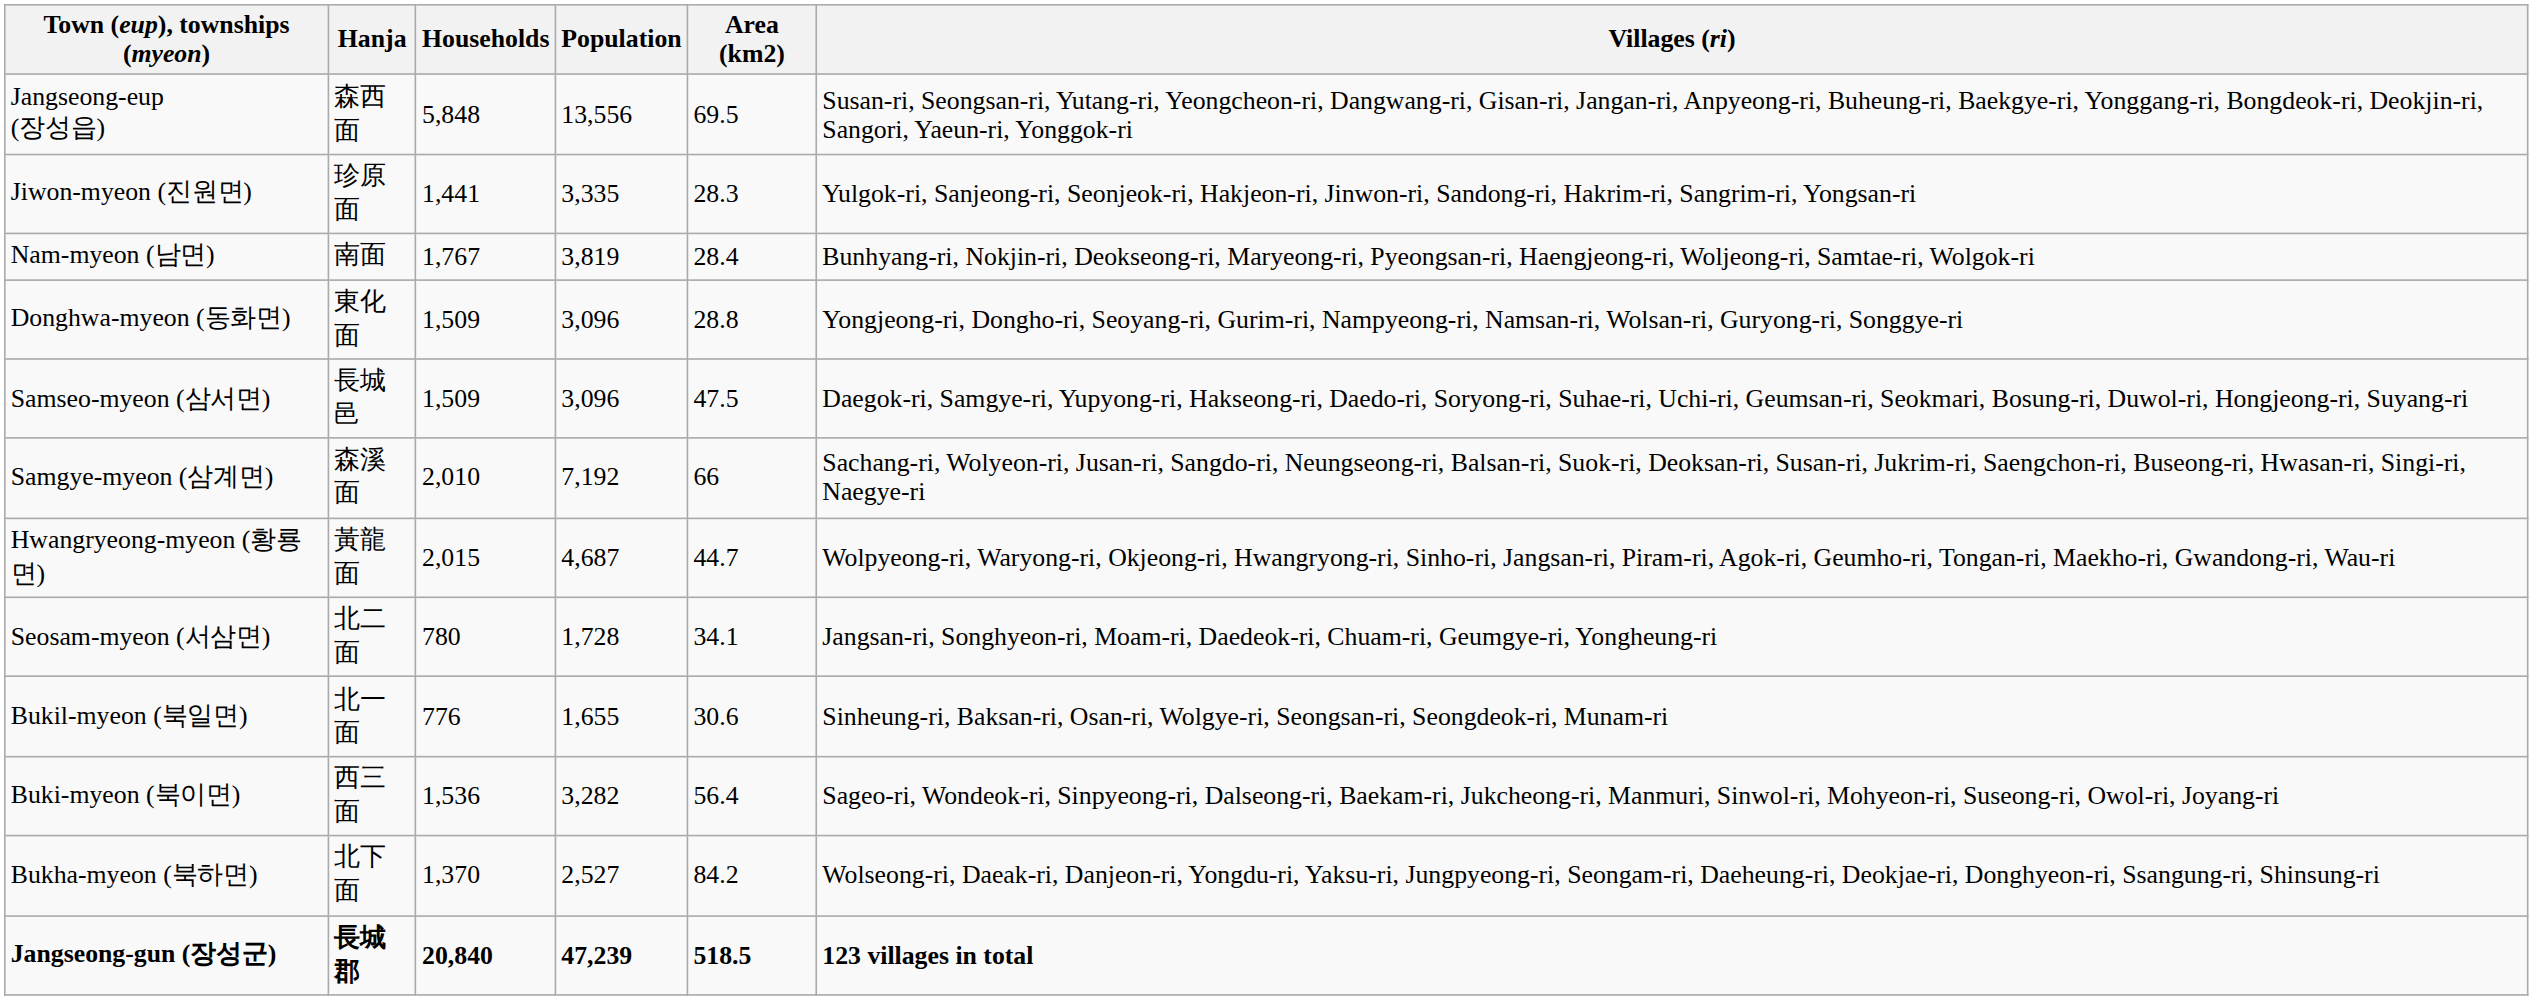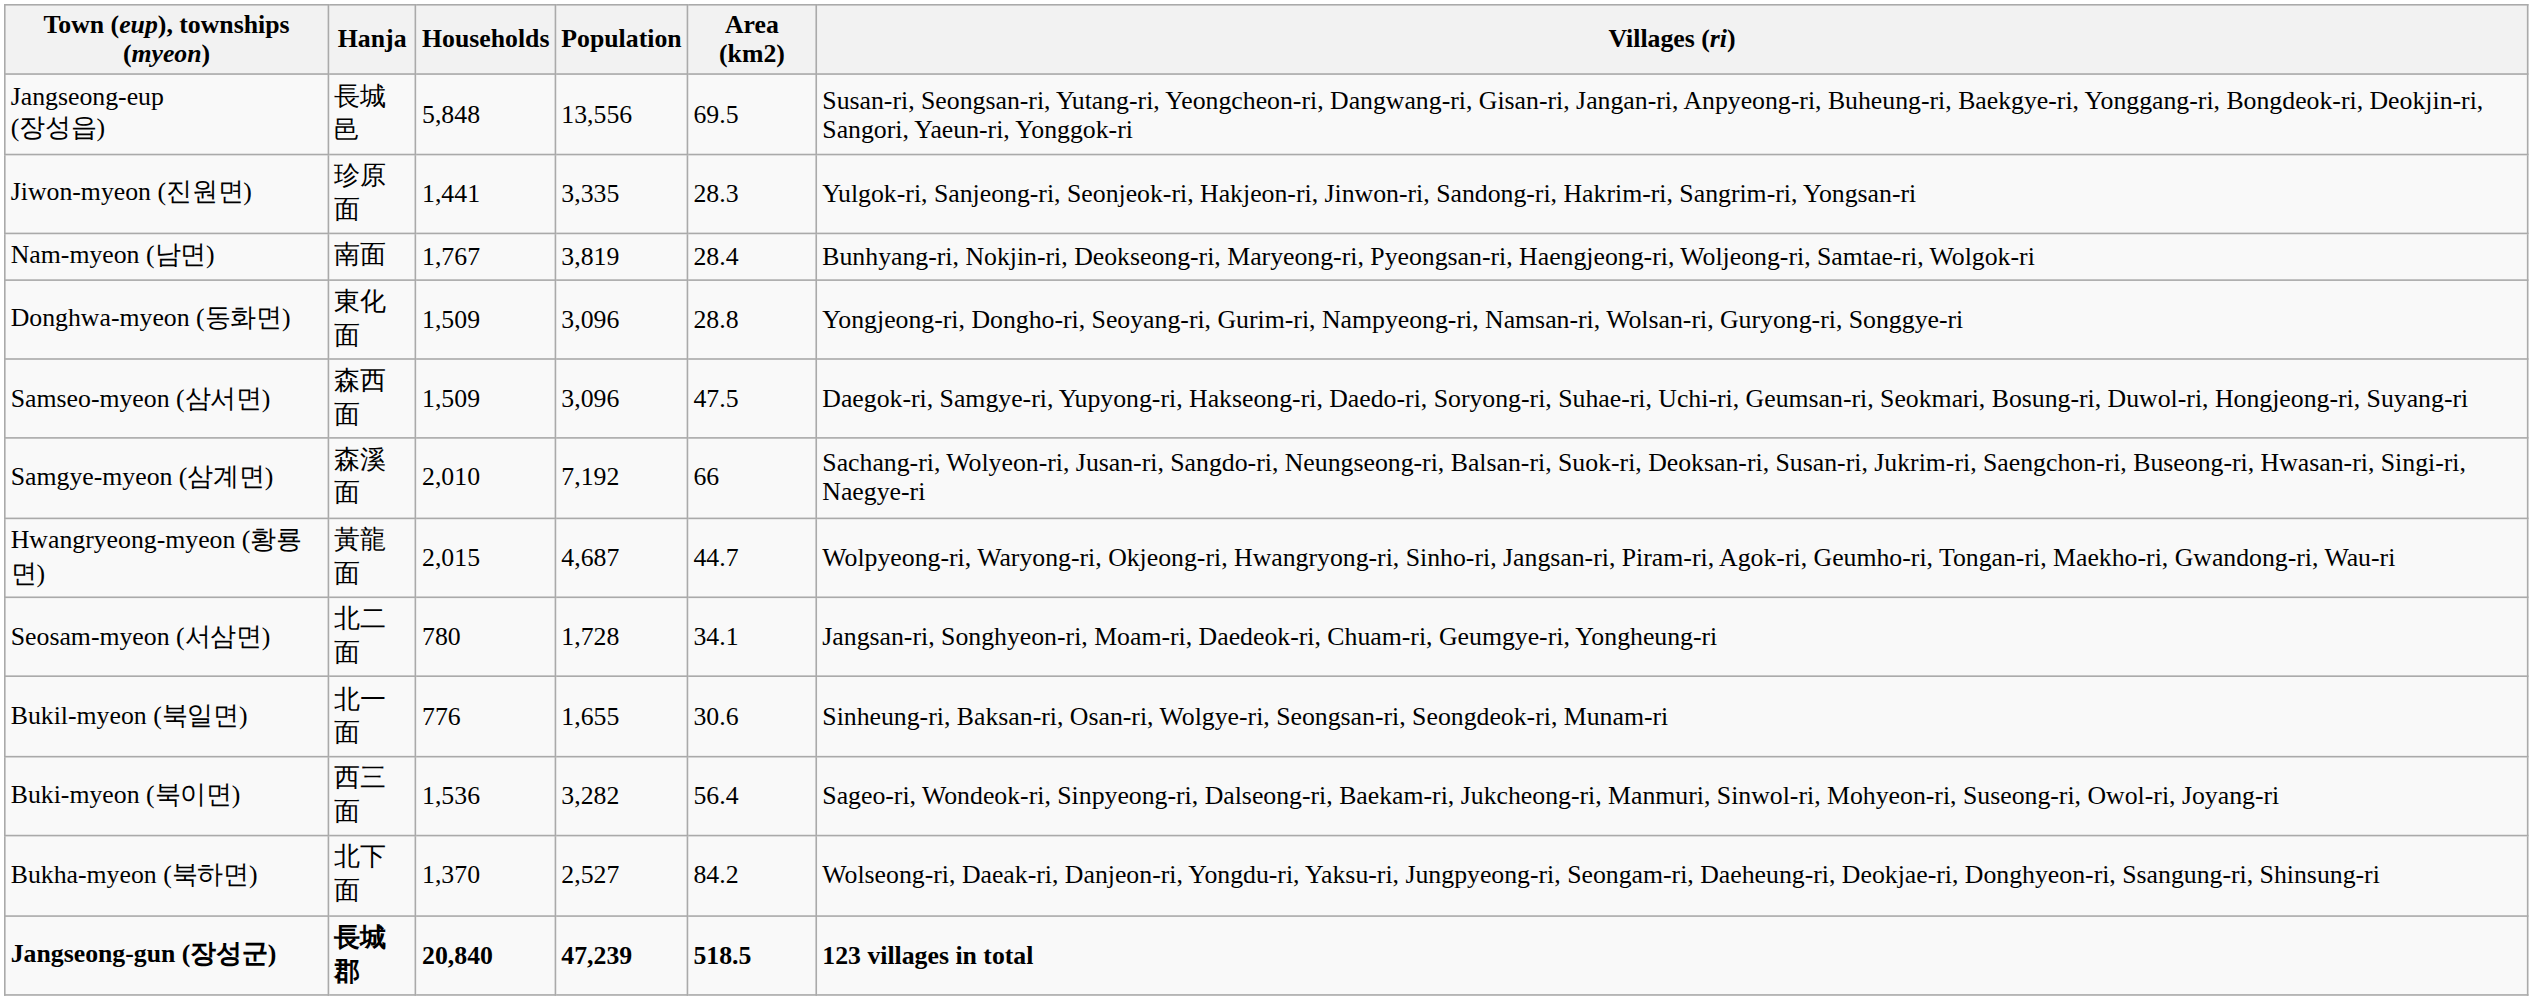(360, 113) 森西面 -> (360, 113) 長城邑
(360, 397) 長城邑 -> (360, 397) 森西面
